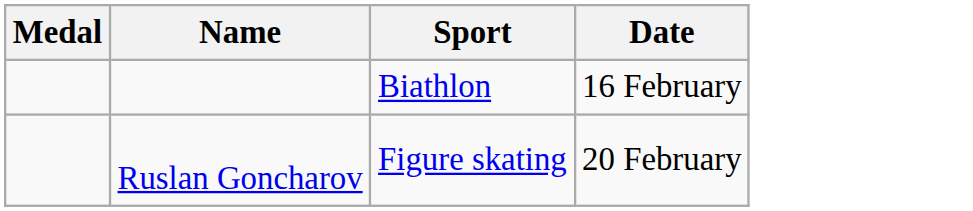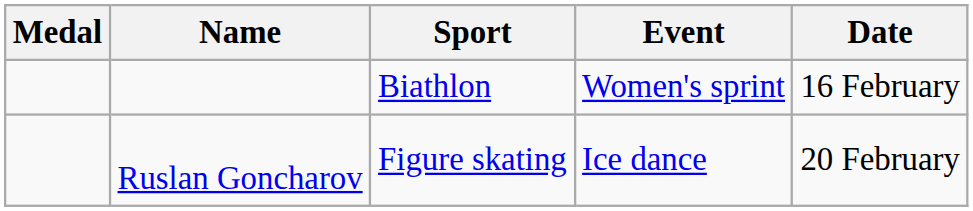+ column: (684, 31)
